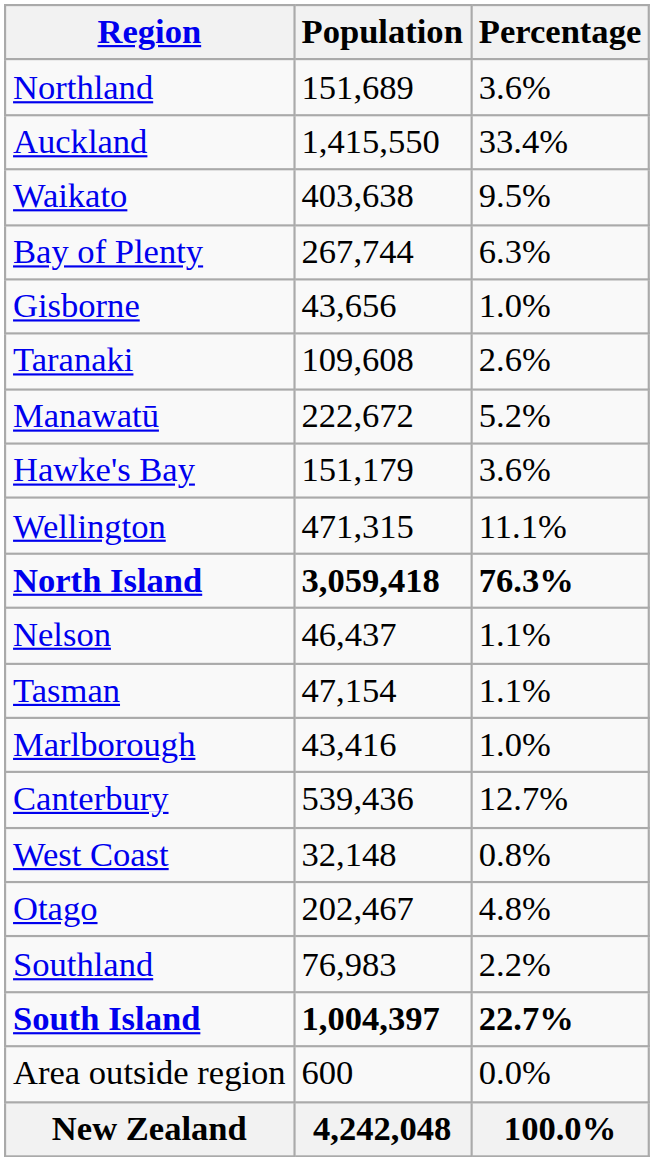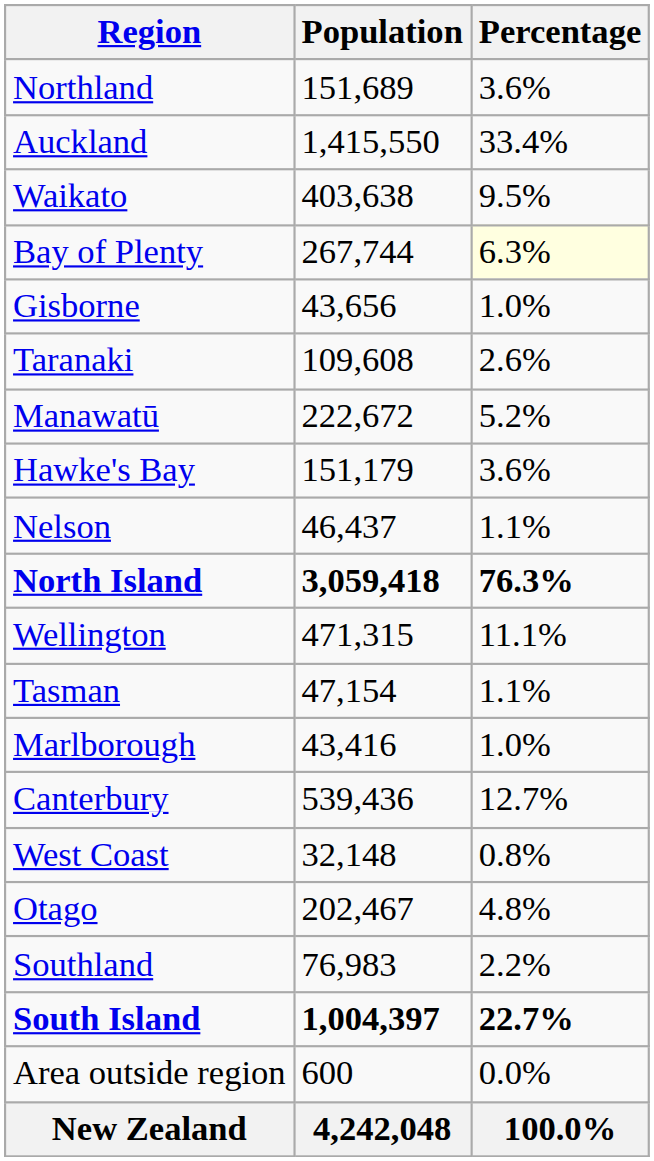(515, 251) no background -> (515, 251) lightyellow background
rows swapped: (89, 525) <-> (62, 634)
